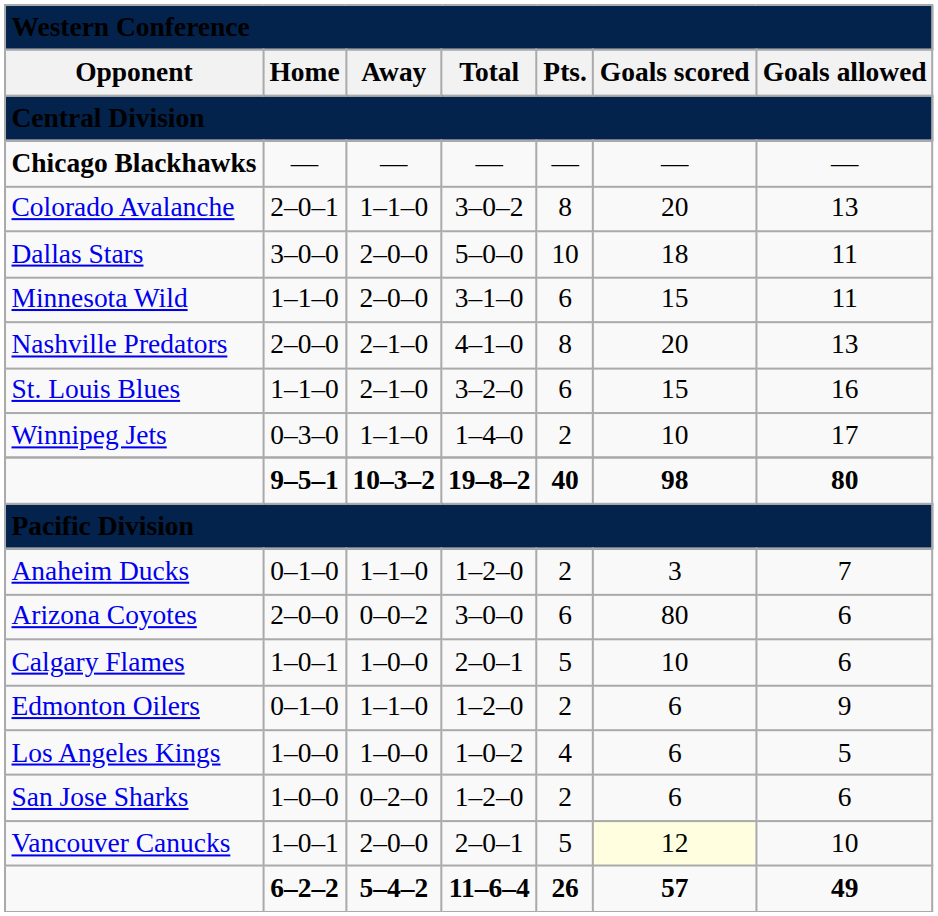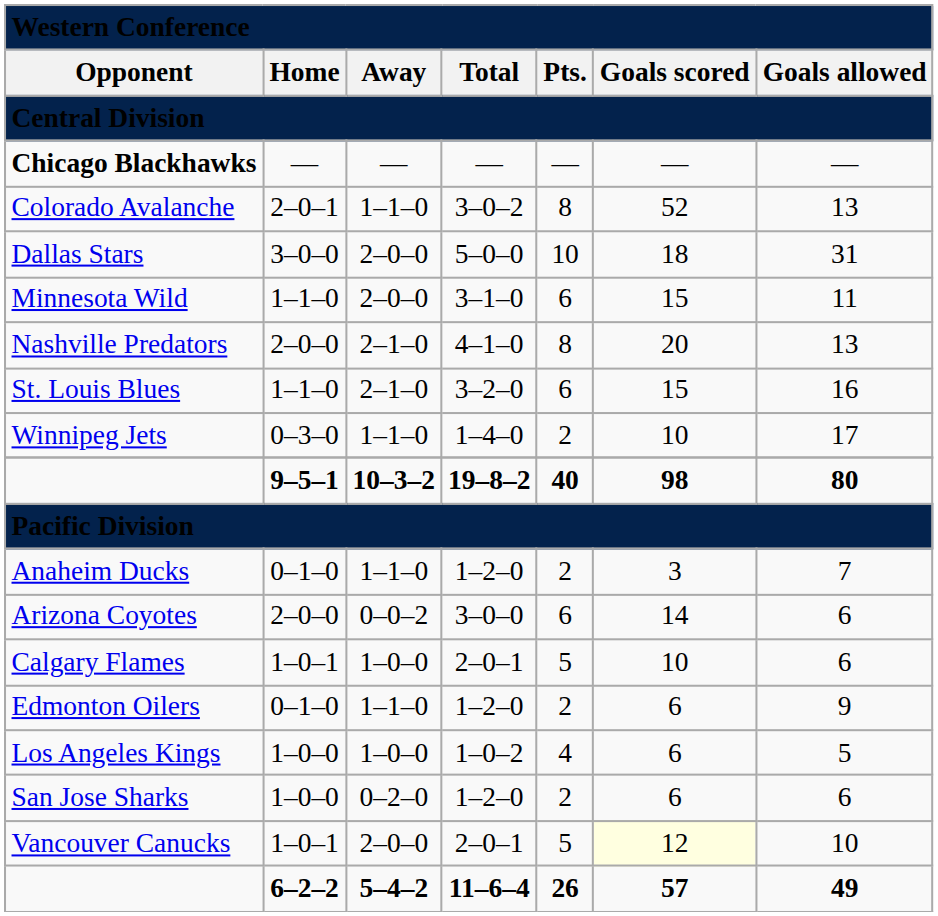(675, 208) 20 -> (675, 208) 52
(845, 253) 11 -> (845, 253) 31
(675, 615) 80 -> (675, 615) 14
